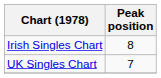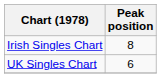(131, 63) 7 -> (131, 63) 6
